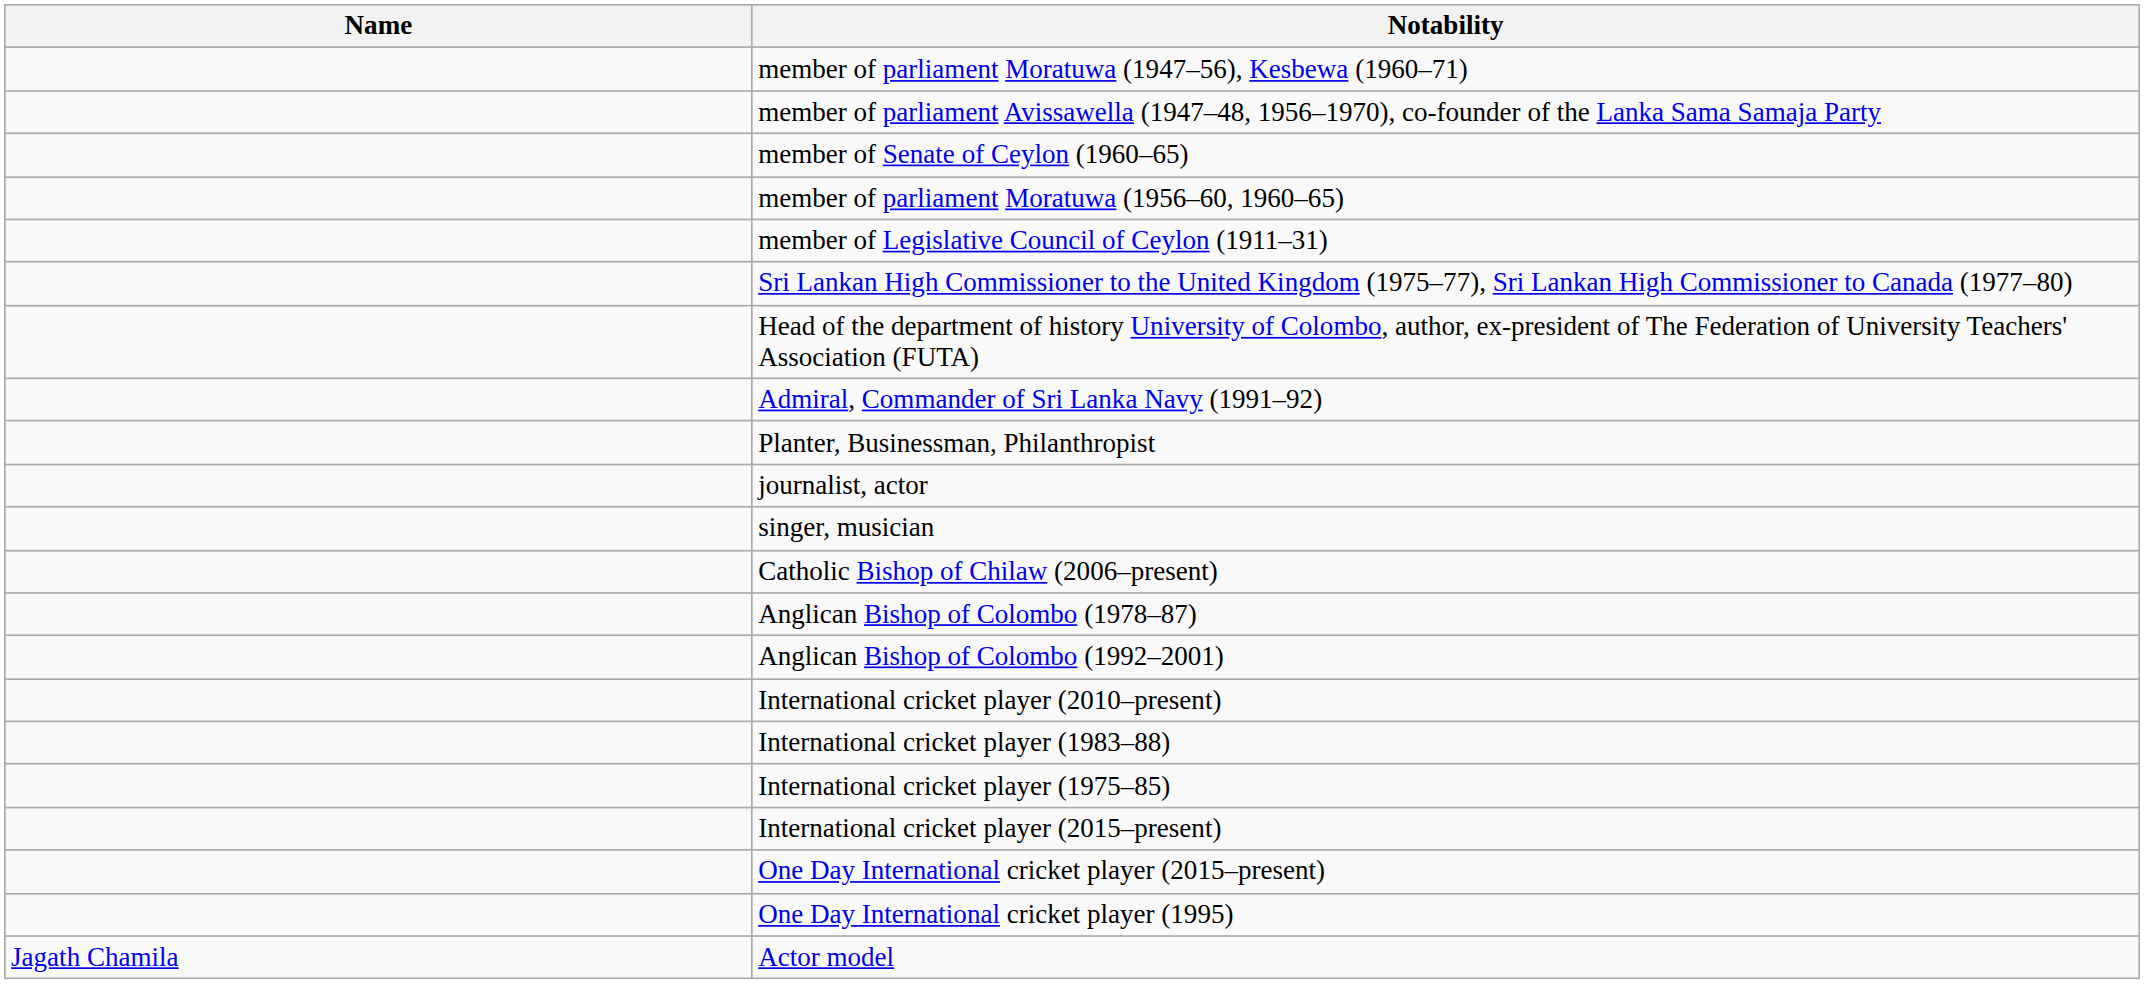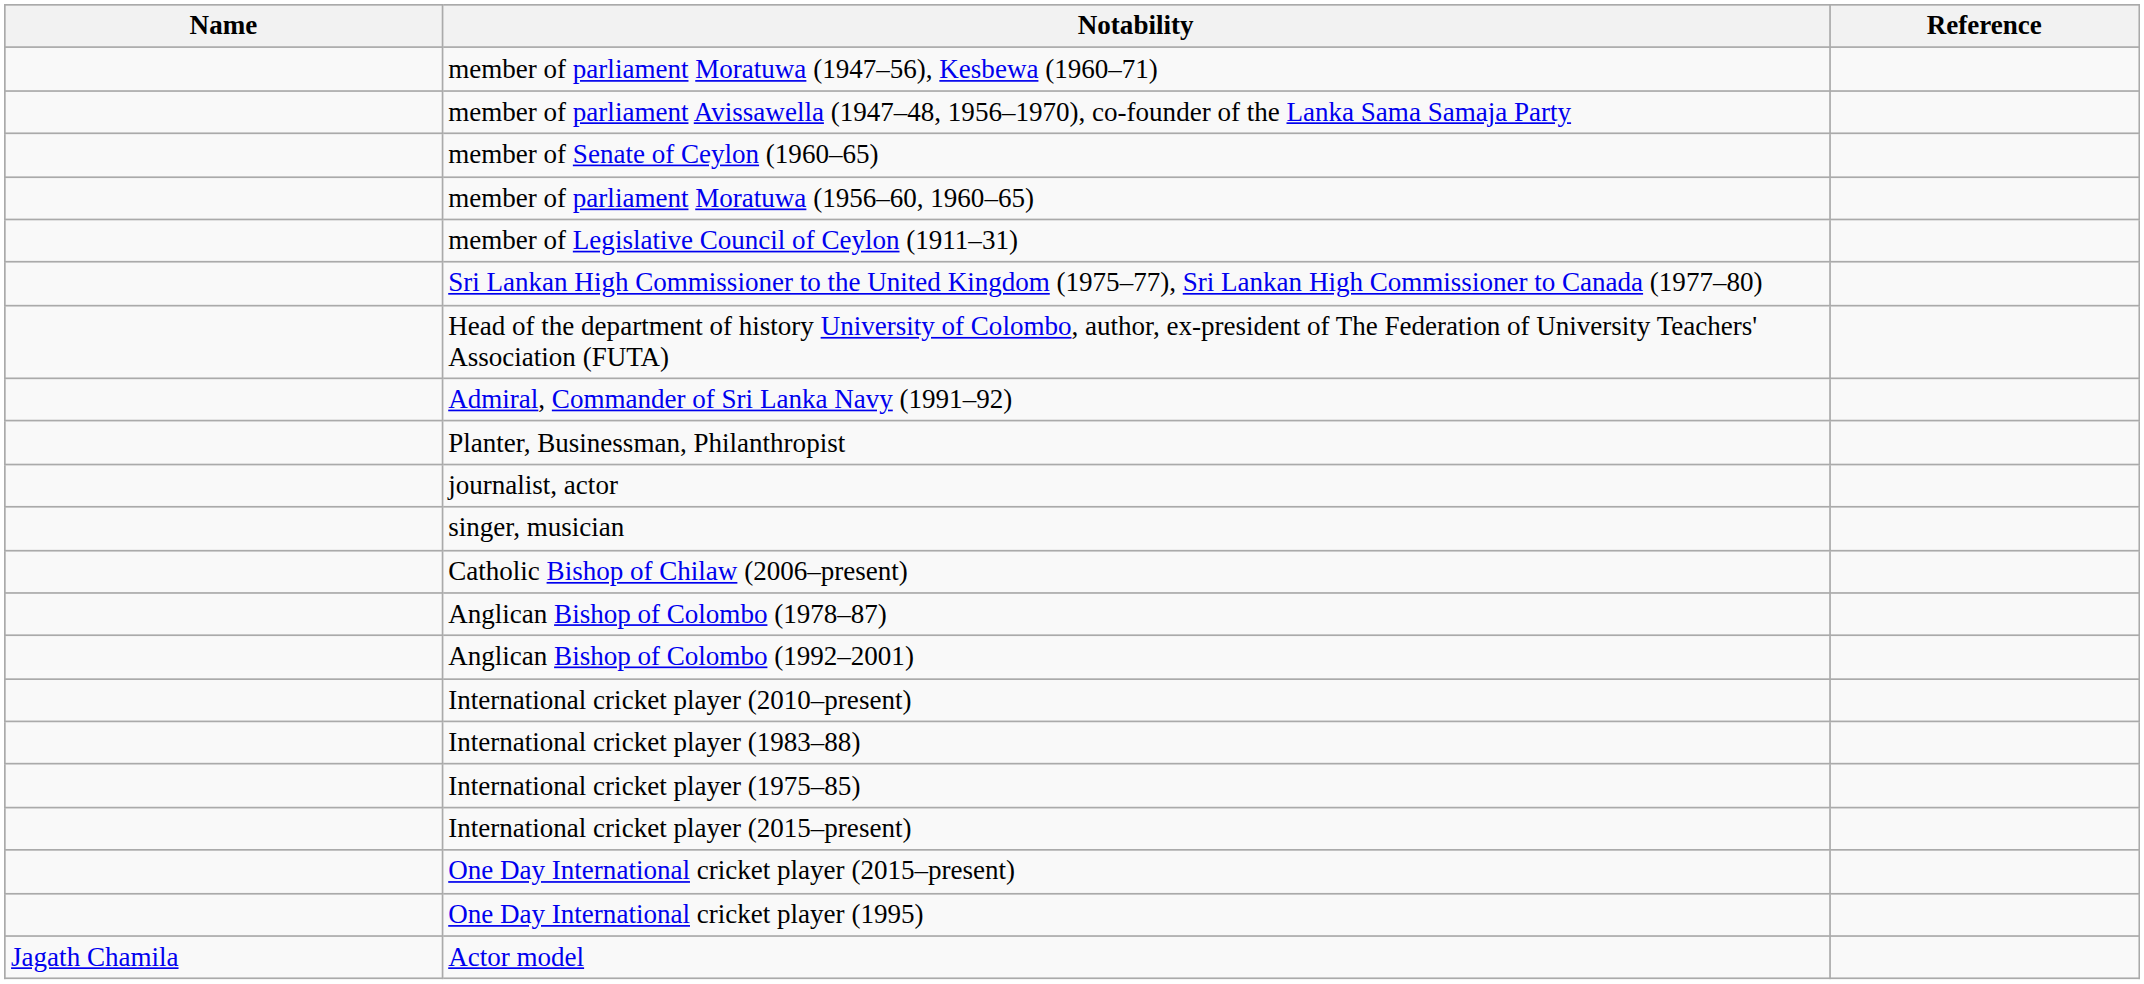+ column: (1984, 25)
